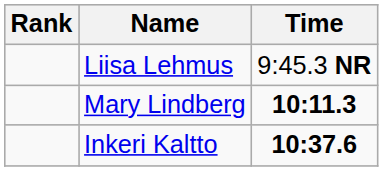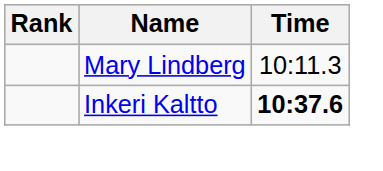- row: (159, 64)
(314, 104) bold -> (300, 64) normal
